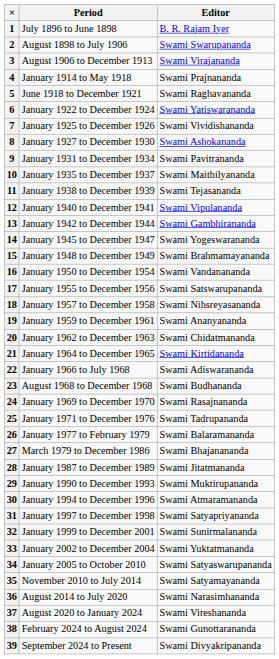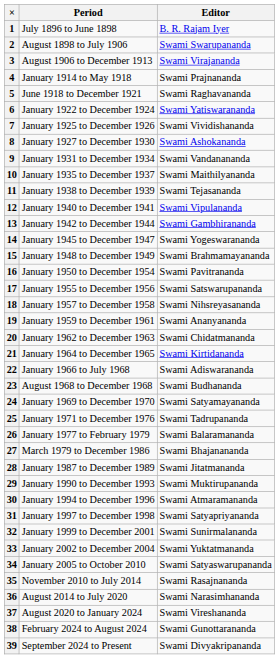(202, 158) Swami Pavitrananda -> (205, 158) Swami Vandanananda
(205, 272) Swami Vandanananda -> (202, 272) Swami Pavitrananda
(203, 402) Swami Rasajnananda -> (210, 402) Swami Satyamayananda
(210, 581) Swami Satyamayananda -> (203, 581) Swami Rasajnananda
